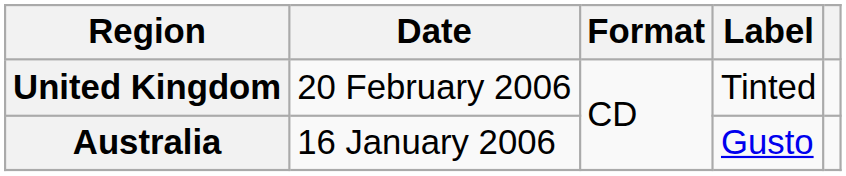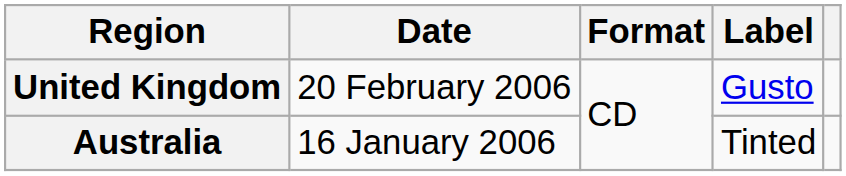(769, 87) Tinted -> (767, 87) Gusto
(767, 142) Gusto -> (769, 142) Tinted
